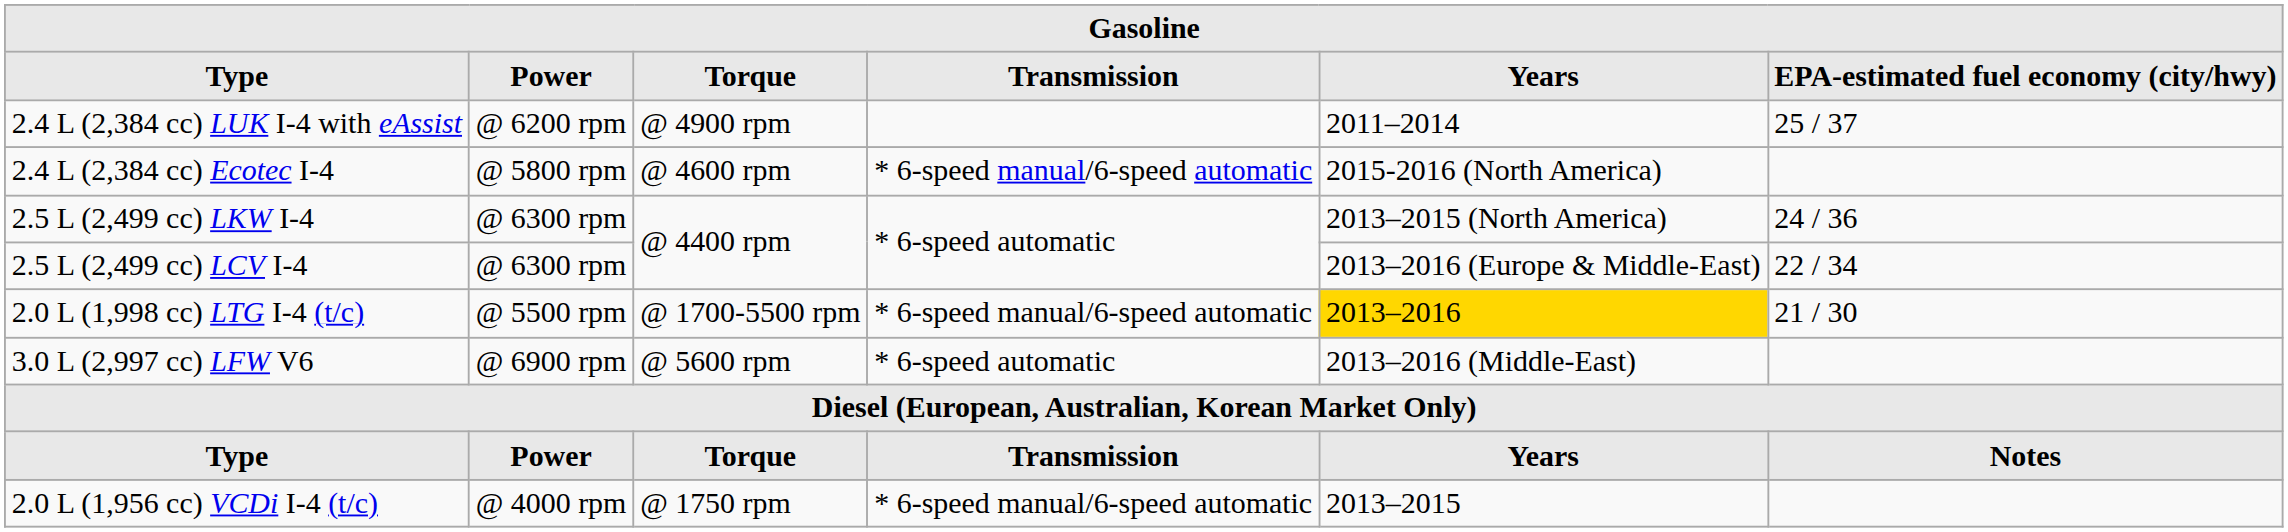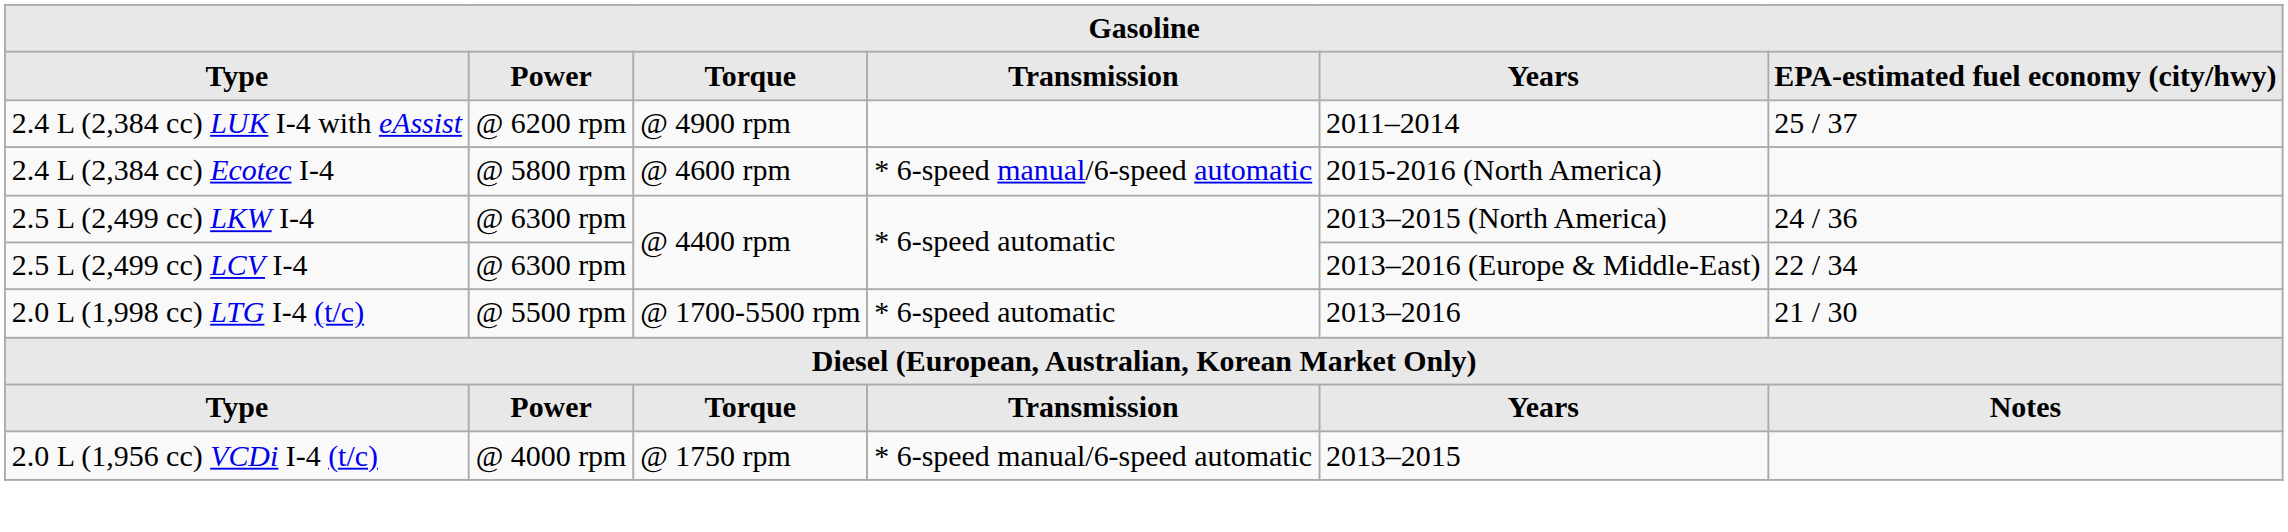(1093, 312) * 6-speed manual/6-speed automatic -> (995, 312) * 6-speed automatic
(1393, 312) gold background -> (1393, 312) no background
- row: (163, 360)
